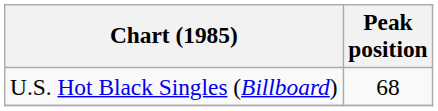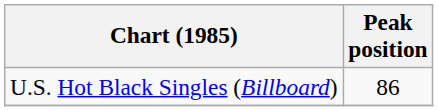(388, 86) 68 -> (388, 86) 86
